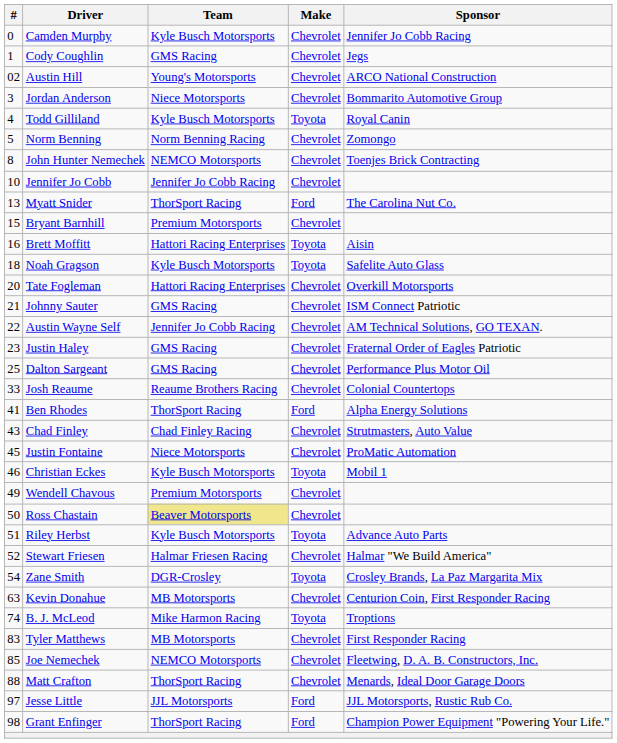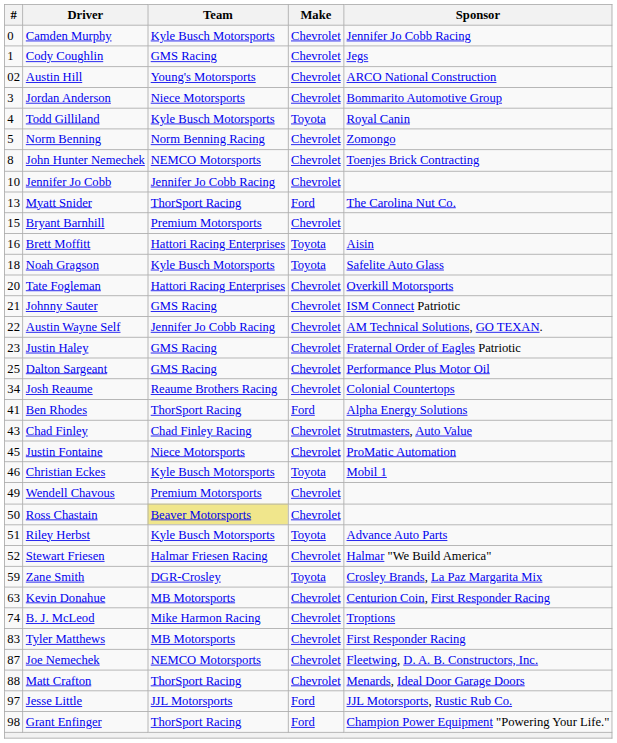(14, 389) 33 -> (14, 389) 34
(14, 576) 54 -> (14, 576) 59
(308, 618) Toyota -> (316, 618) Chevrolet
(14, 659) 85 -> (14, 659) 87
